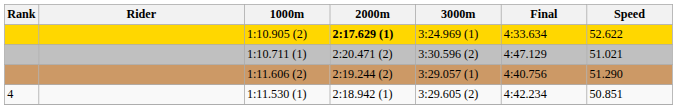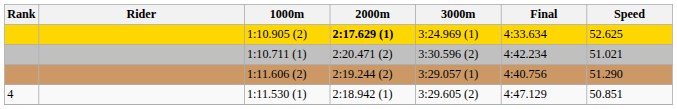(606, 34) 52.622 -> (606, 34) 52.625
(525, 54) 4:47.129 -> (525, 54) 4:42.234
(525, 94) 4:42.234 -> (525, 94) 4:47.129
